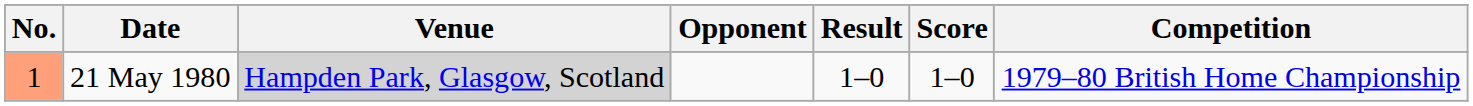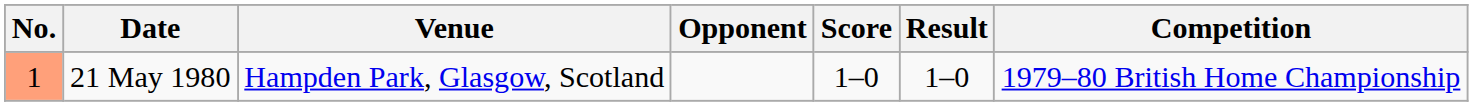columns swapped: (952, 28) <-> (862, 28)
(454, 76) lightgrey background -> (454, 76) no background
